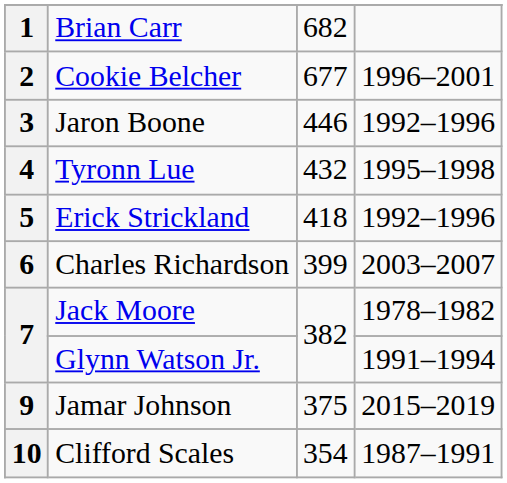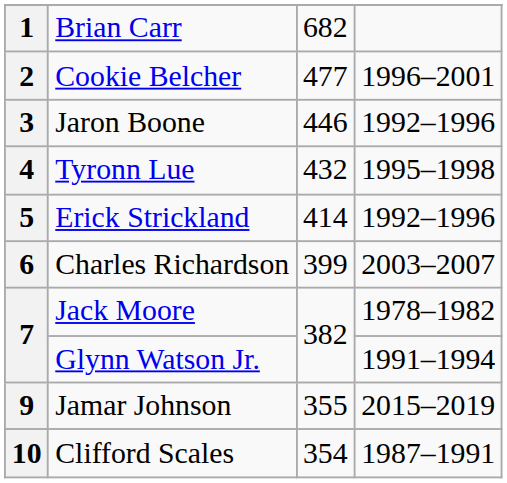(325, 75) 677 -> (325, 75) 477
(325, 216) 418 -> (325, 216) 414
(325, 405) 375 -> (325, 405) 355
